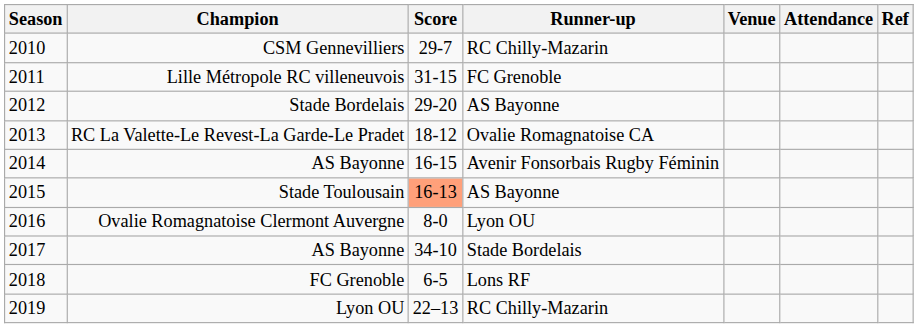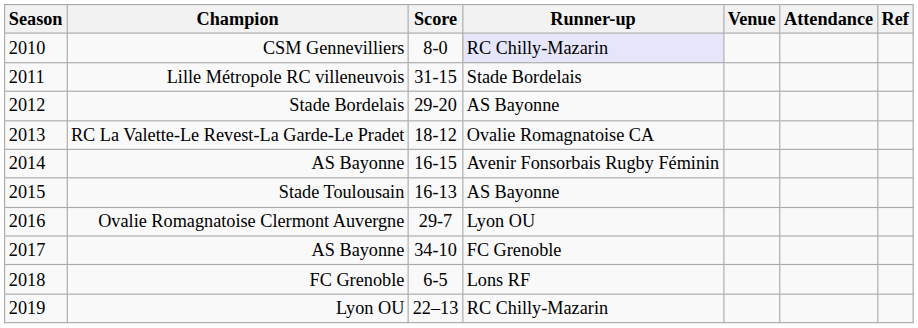(436, 47) 29-7 -> (436, 47) 8-0
(537, 47) no background -> (537, 47) lavender background
(514, 76) FC Grenoble -> (524, 76) Stade Bordelais
(436, 192) lightsalmon background -> (436, 192) no background
(436, 221) 8-0 -> (436, 221) 29-7
(524, 250) Stade Bordelais -> (514, 250) FC Grenoble
